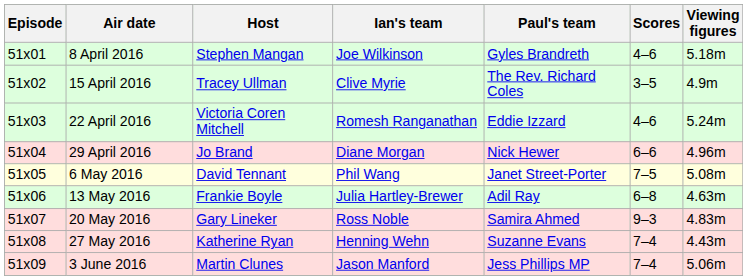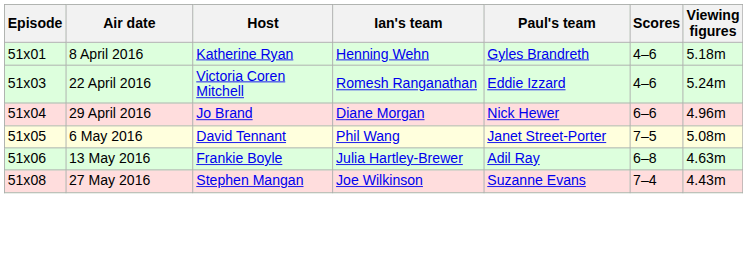(250, 53) Stephen Mangan -> (245, 53) Katherine Ryan
(380, 53) Joe Wilkinson -> (383, 53) Henning Wehn
- row: (110, 84)
- row: (110, 219)
(245, 241) Katherine Ryan -> (250, 181) Stephen Mangan
(383, 241) Henning Wehn -> (380, 181) Joe Wilkinson
- row: (108, 264)
